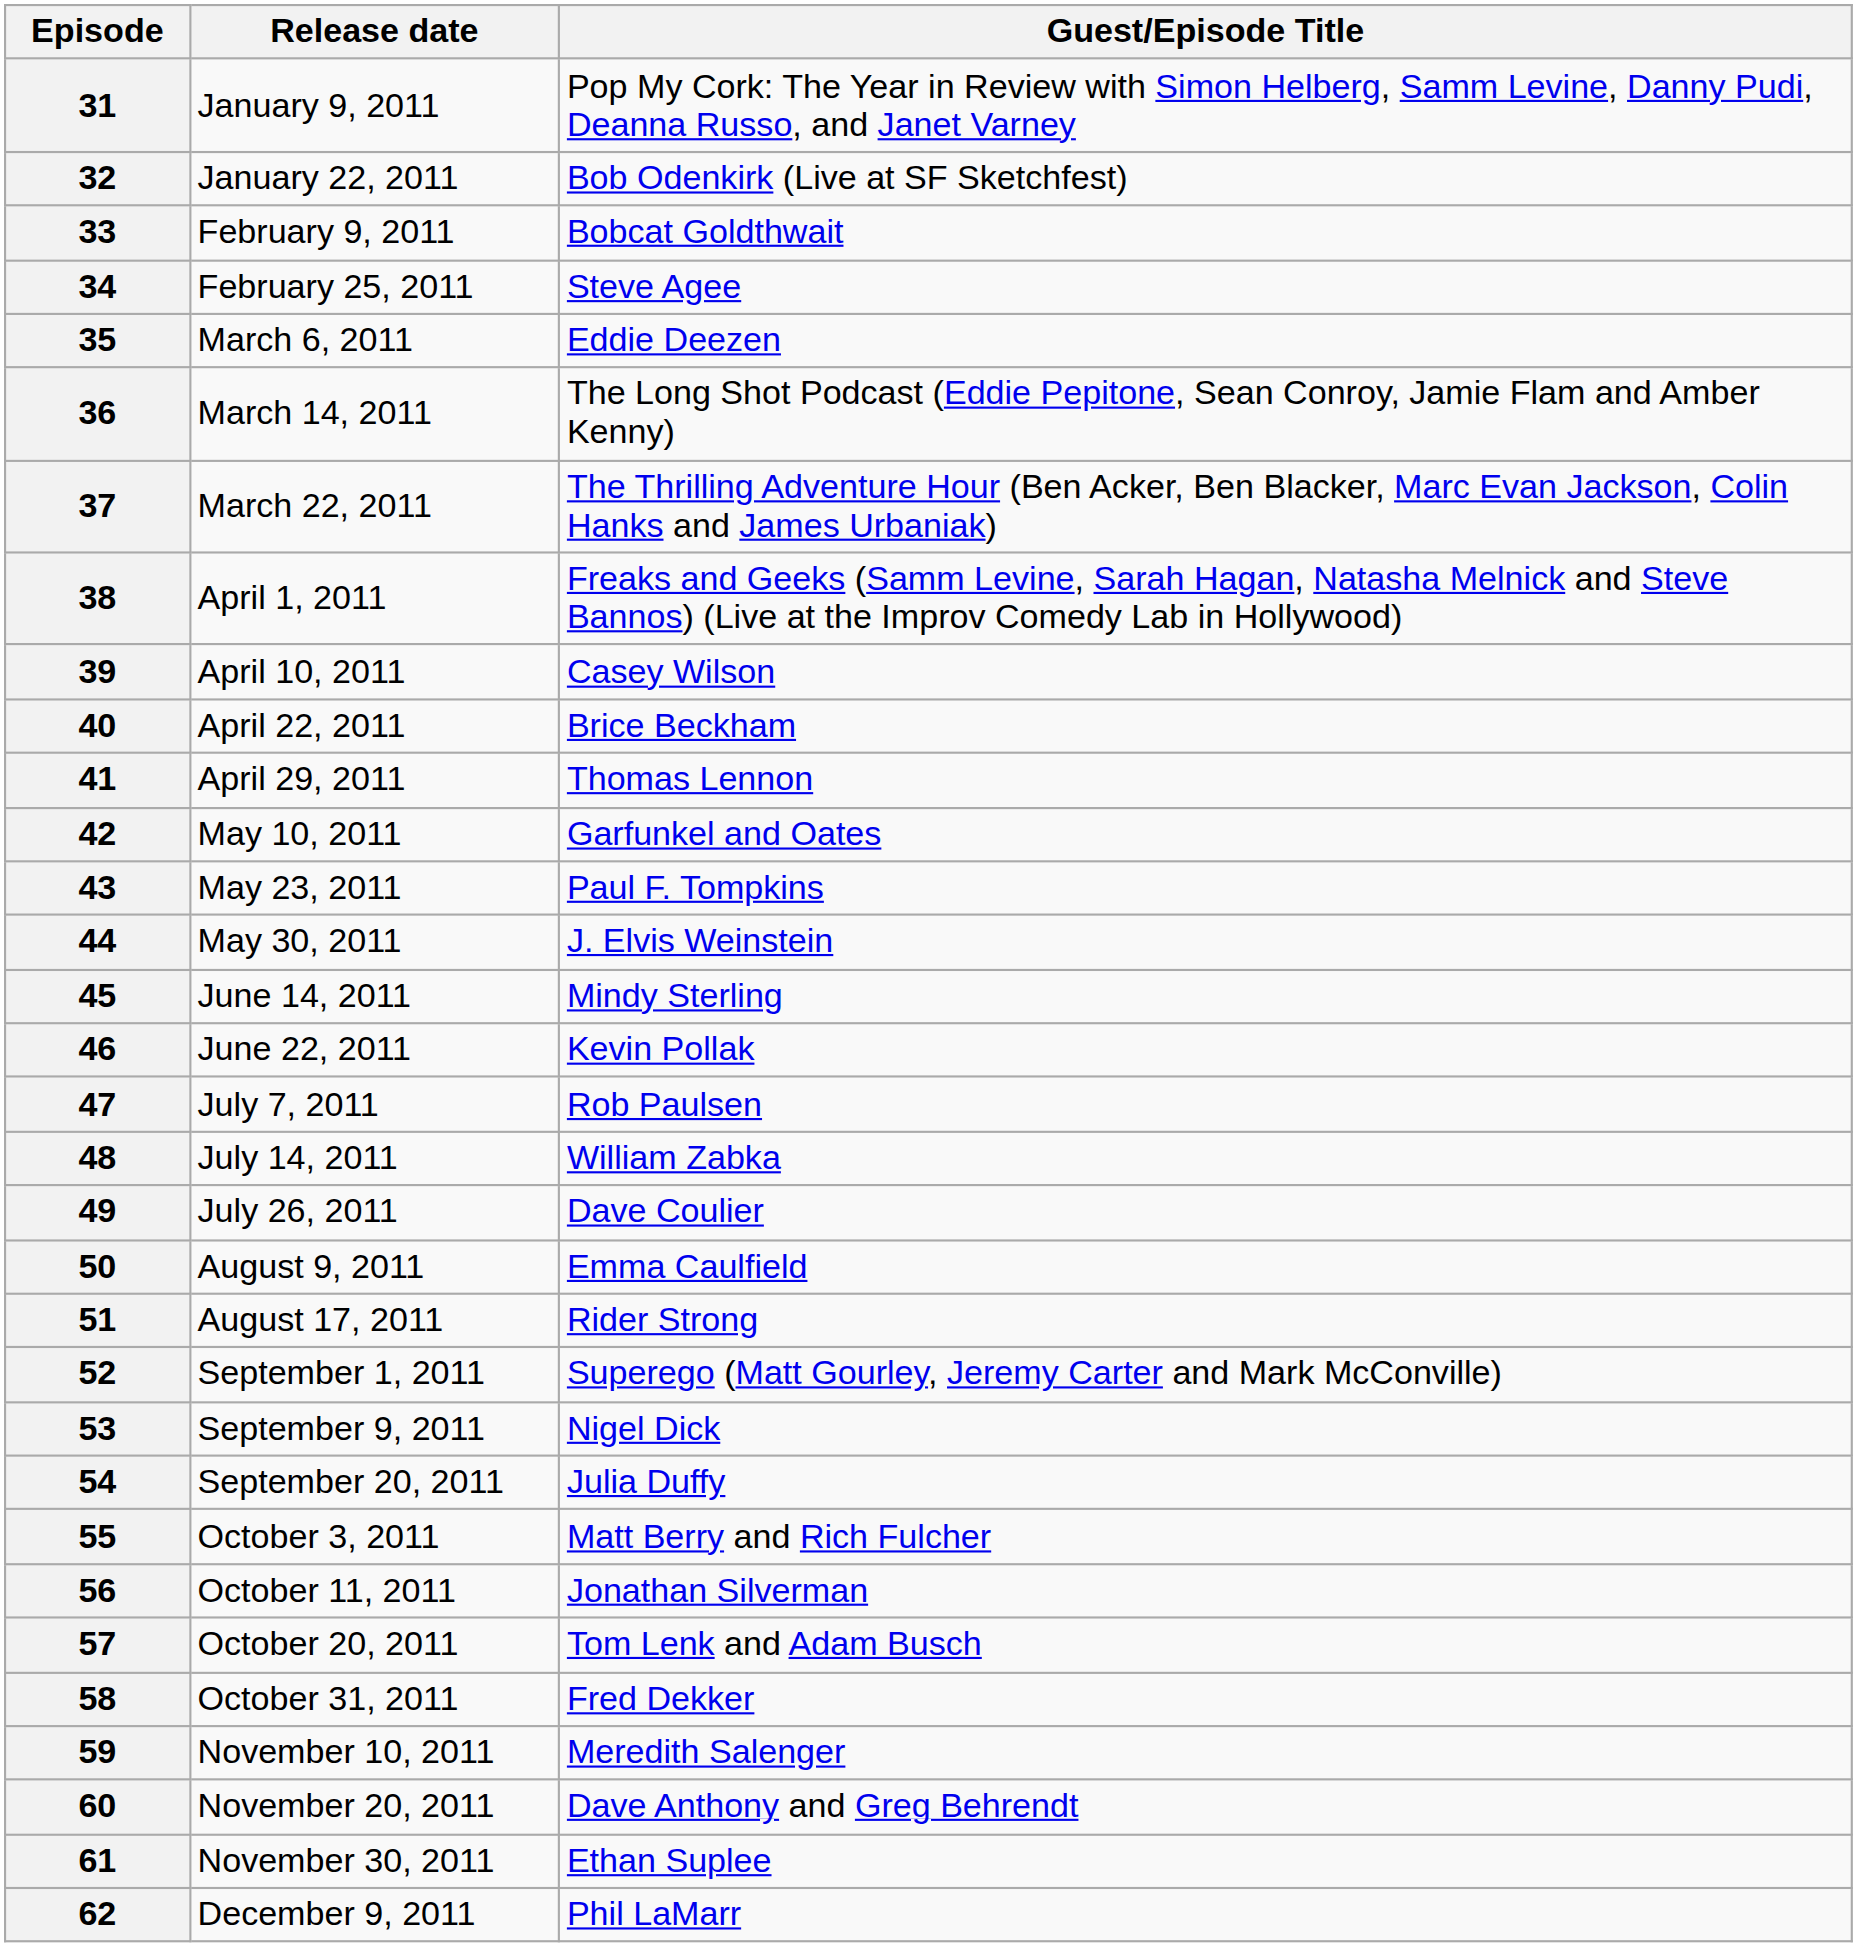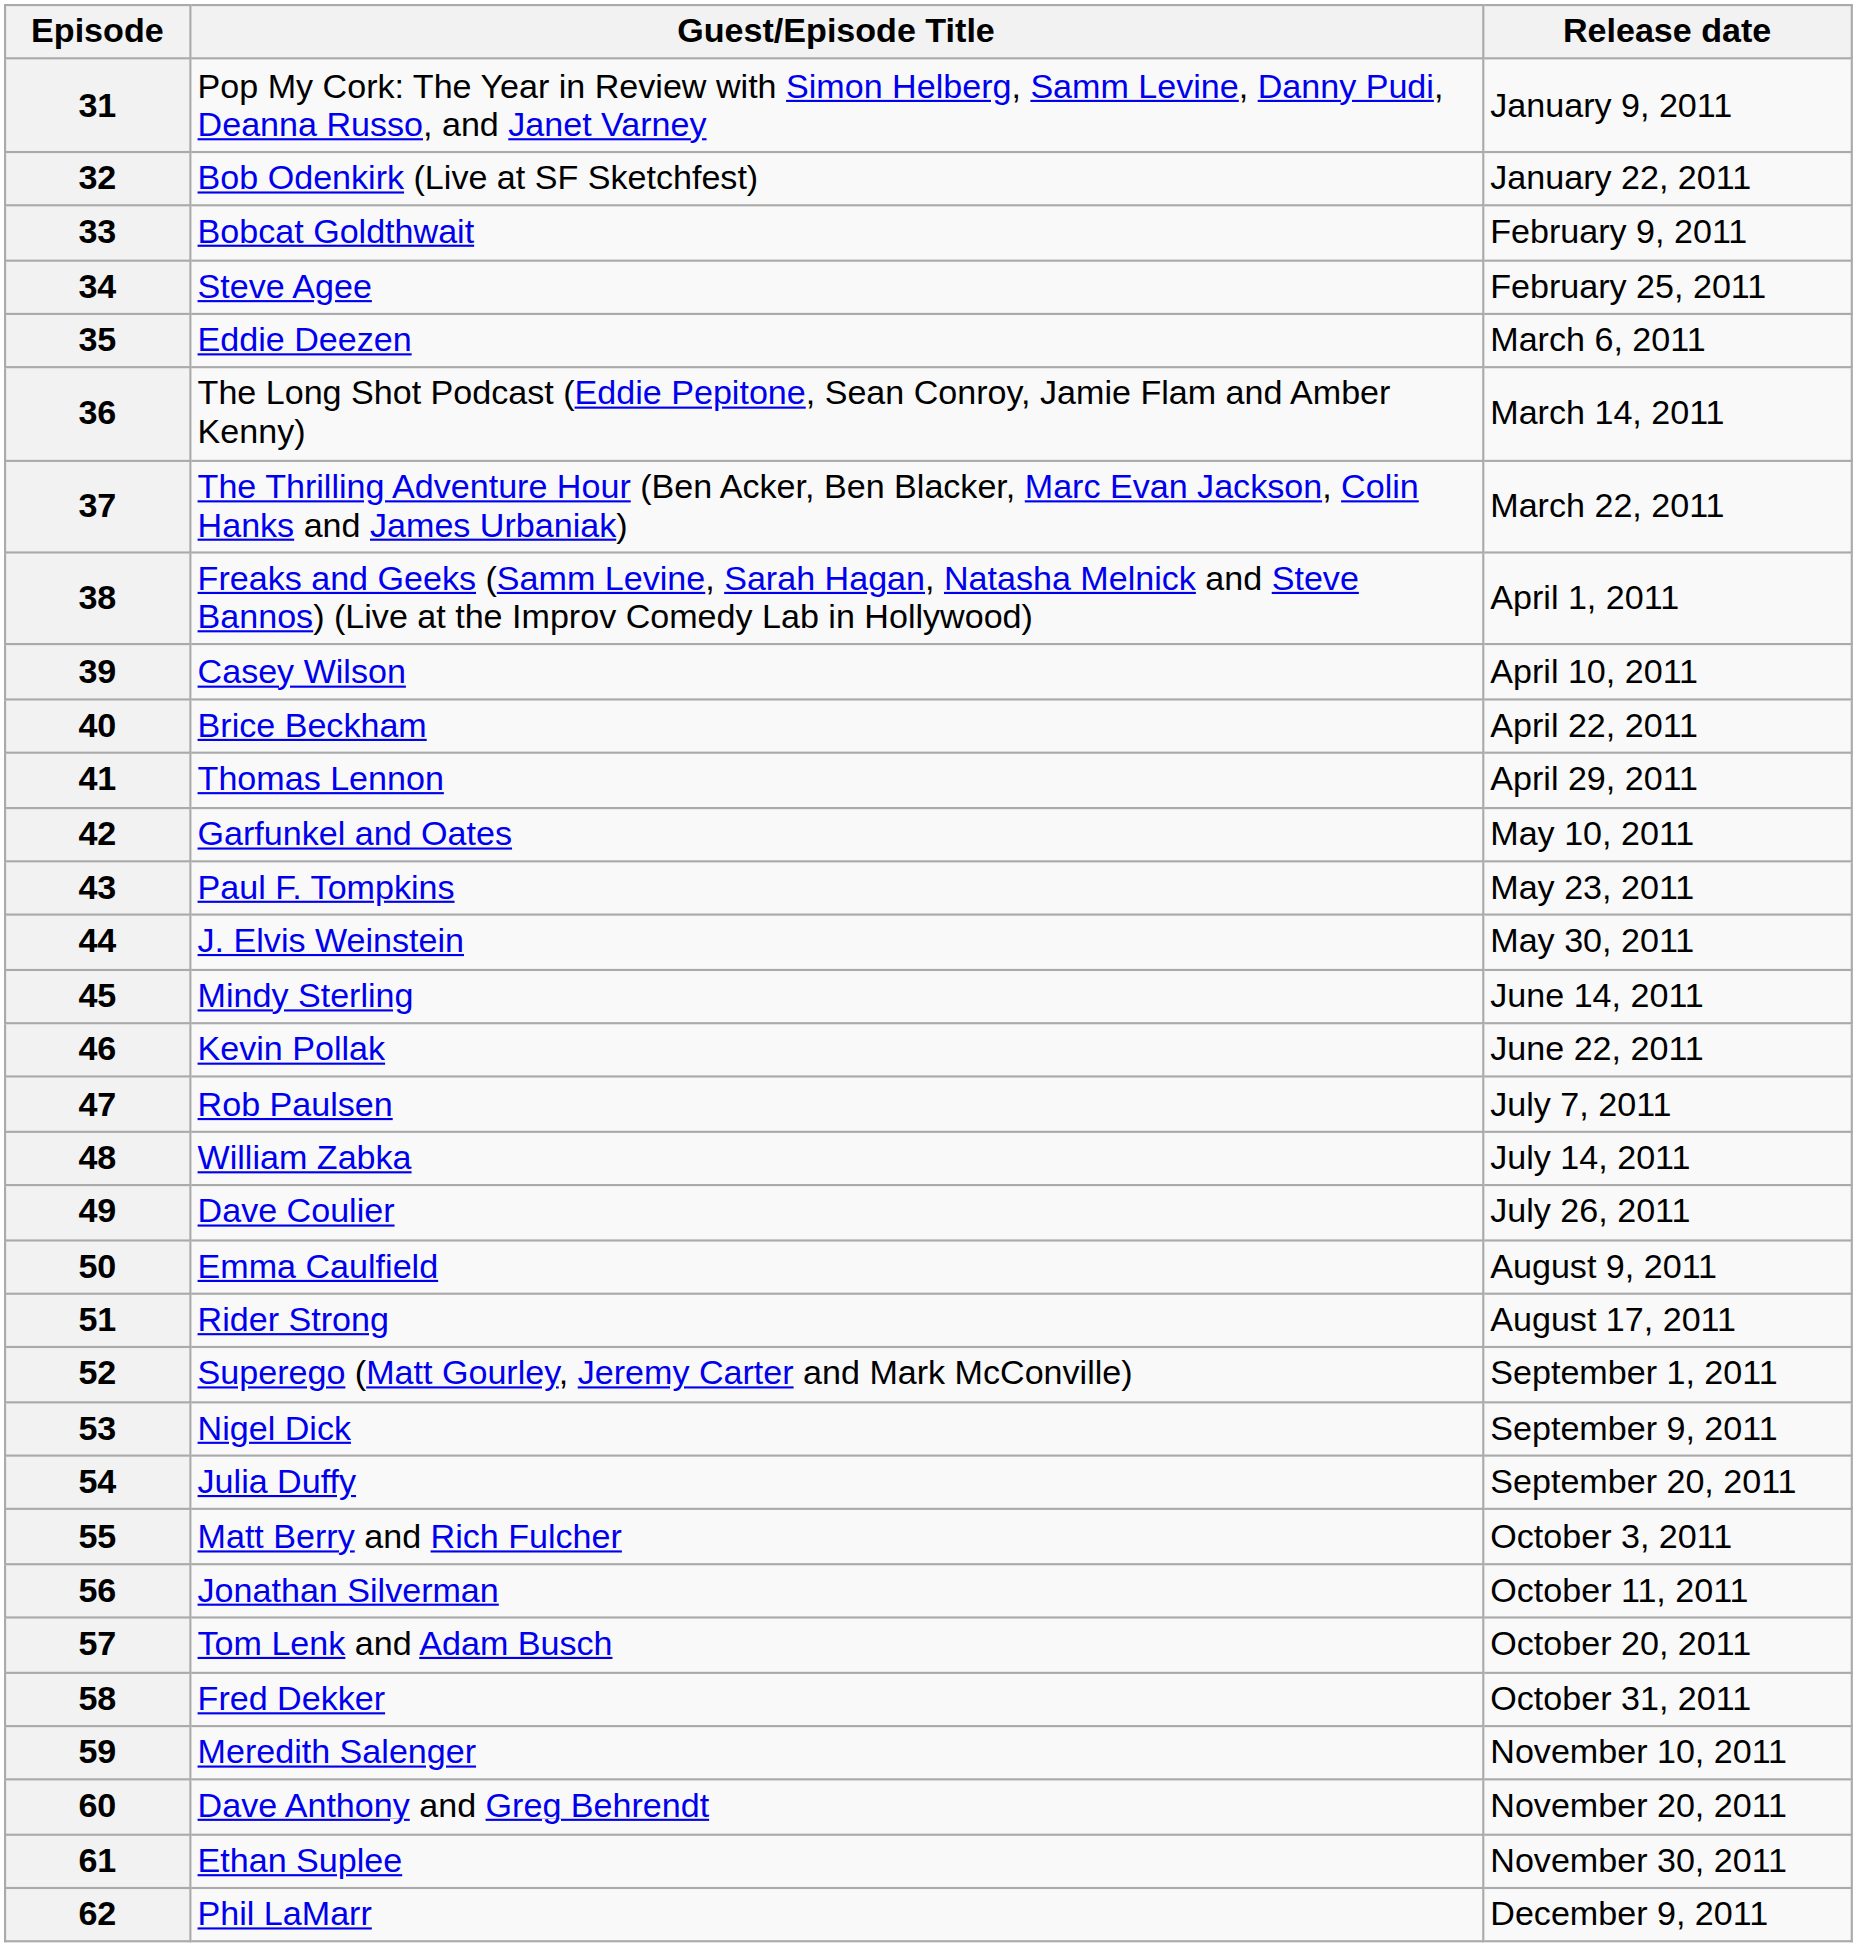columns swapped: (1205, 31) <-> (374, 31)
